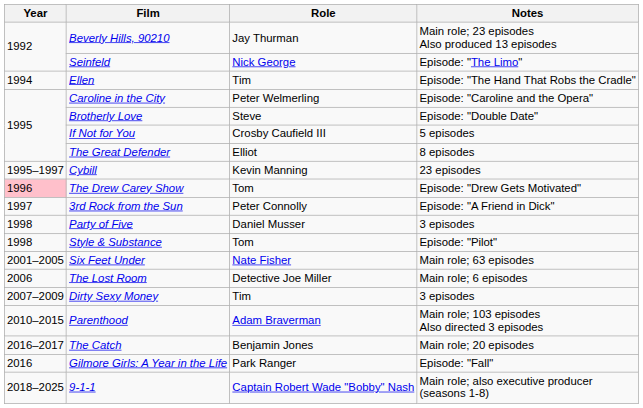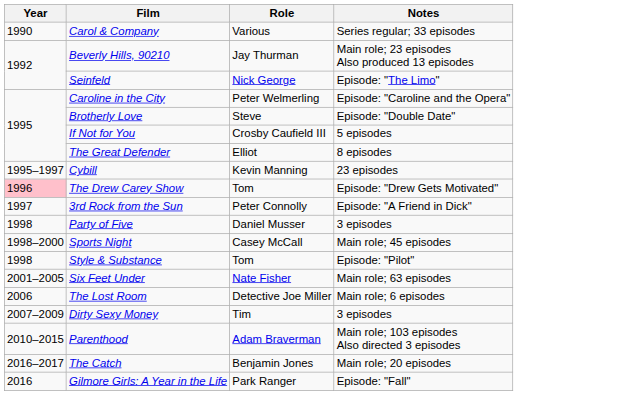+ row: (114, 31)
- row: (82, 80)
+ row: (100, 242)
- row: (82, 387)
